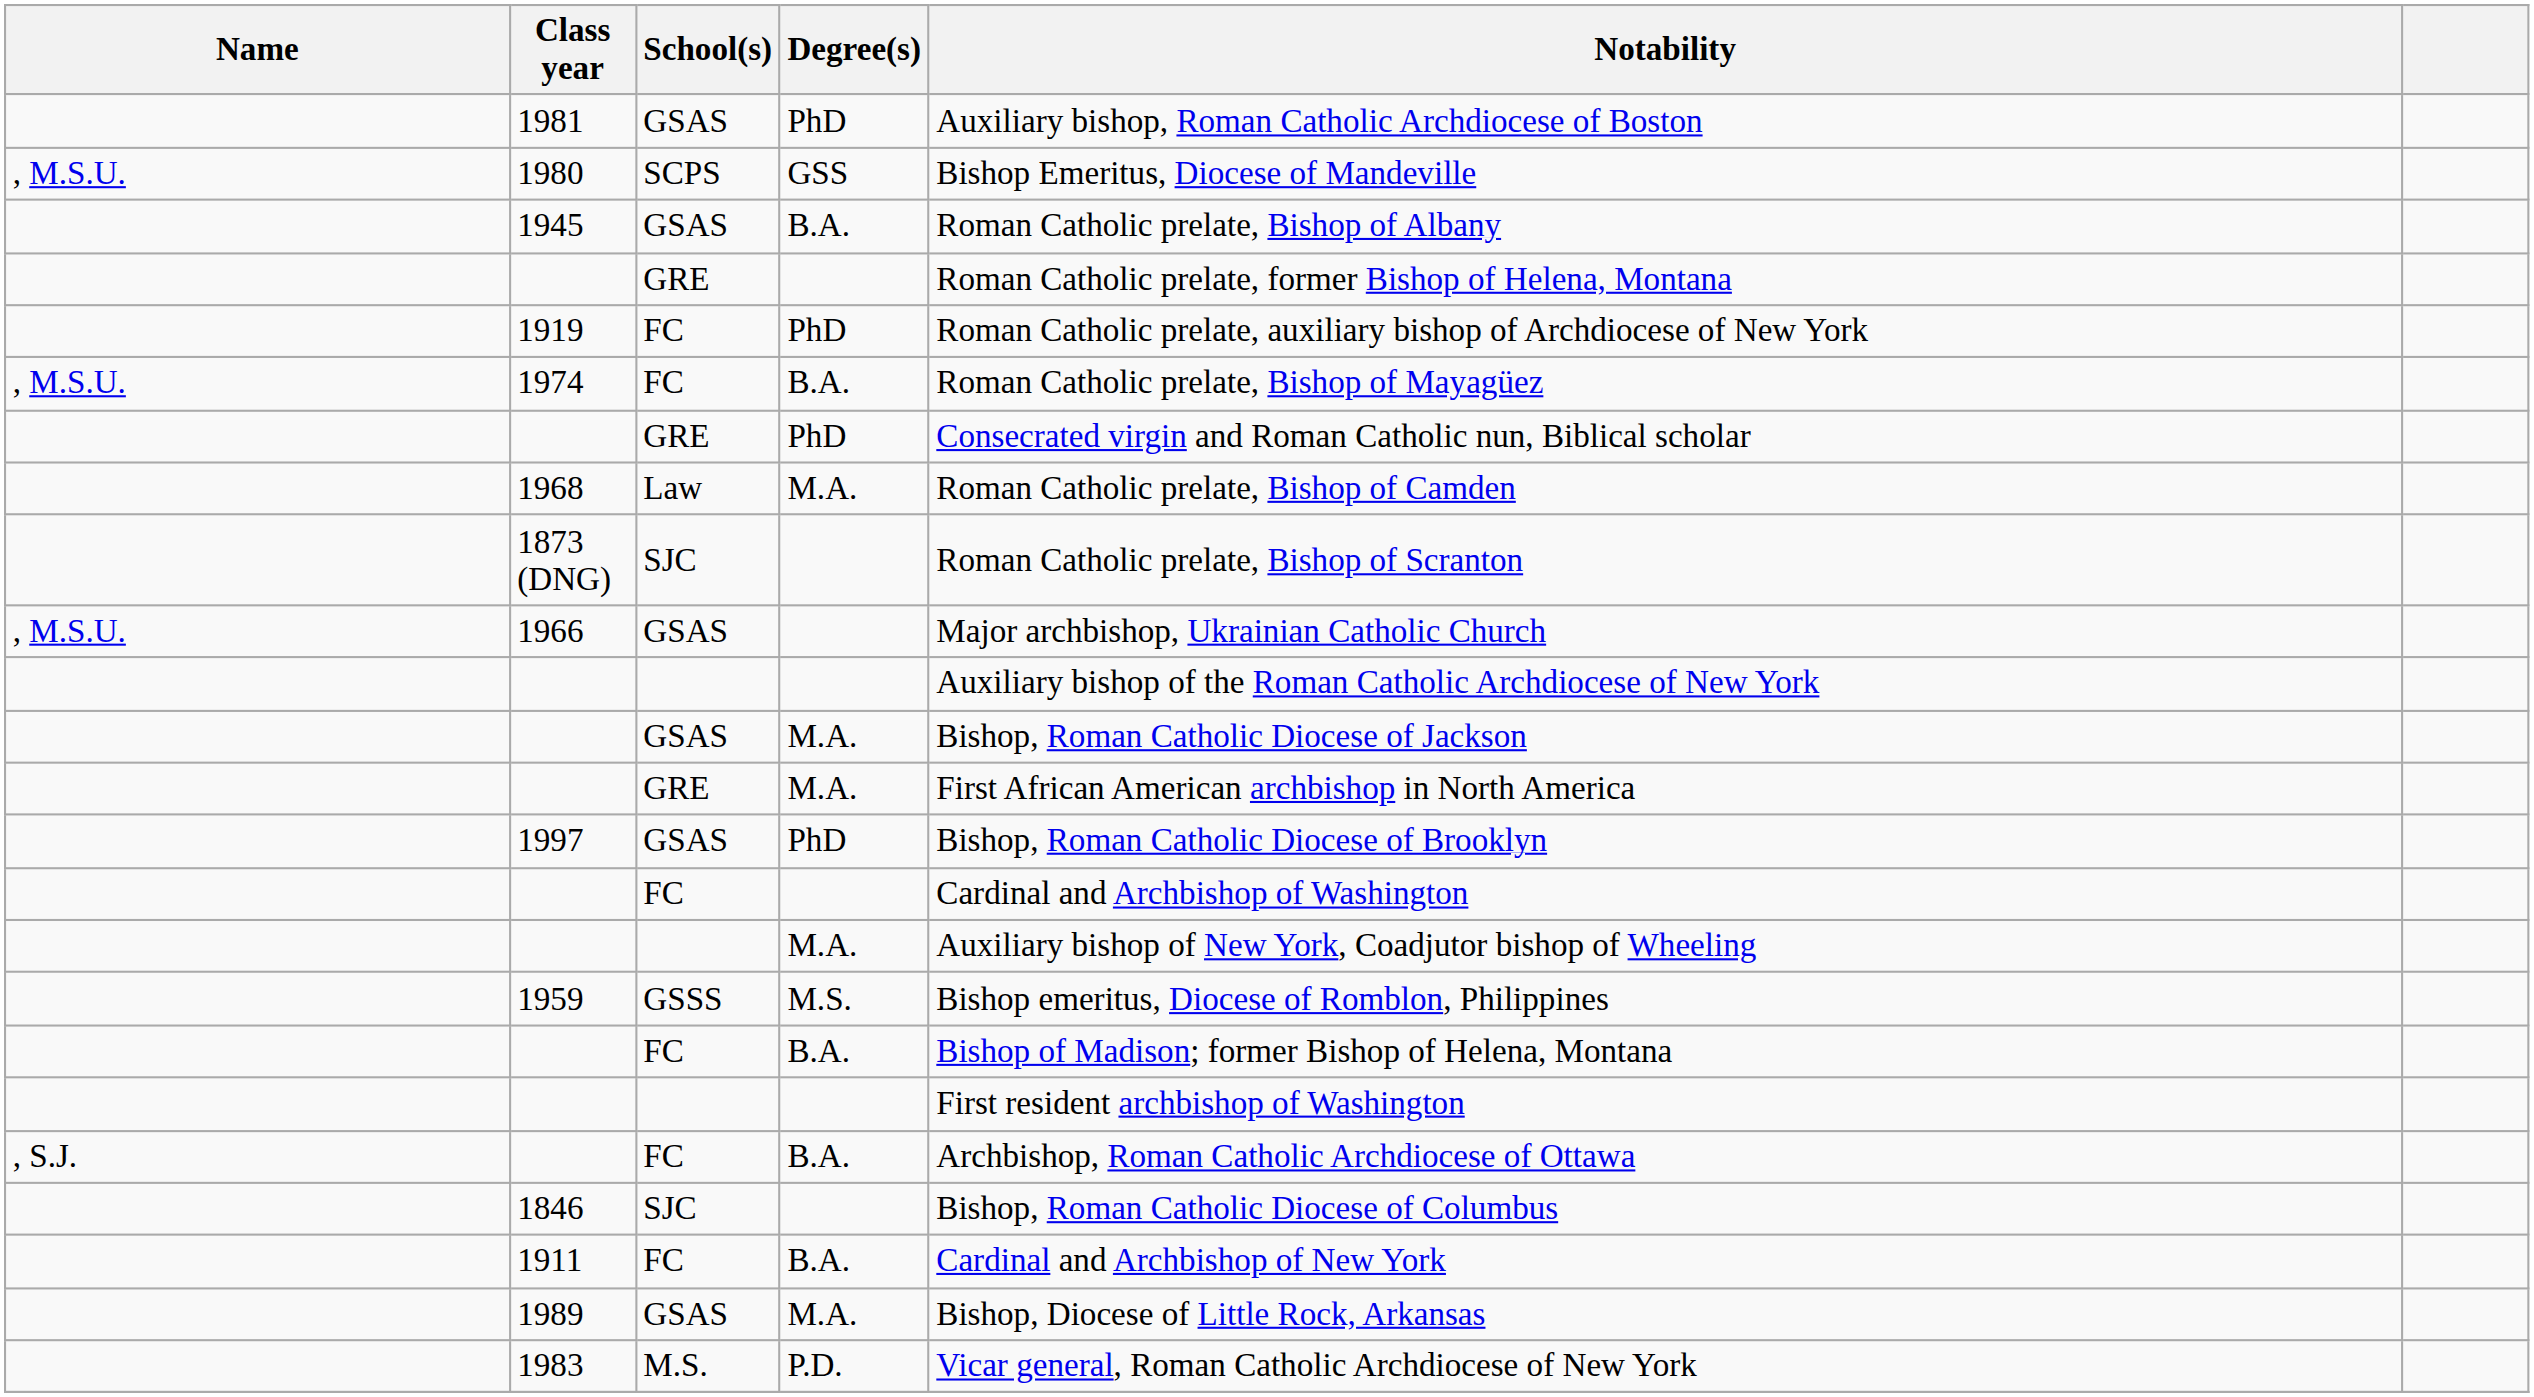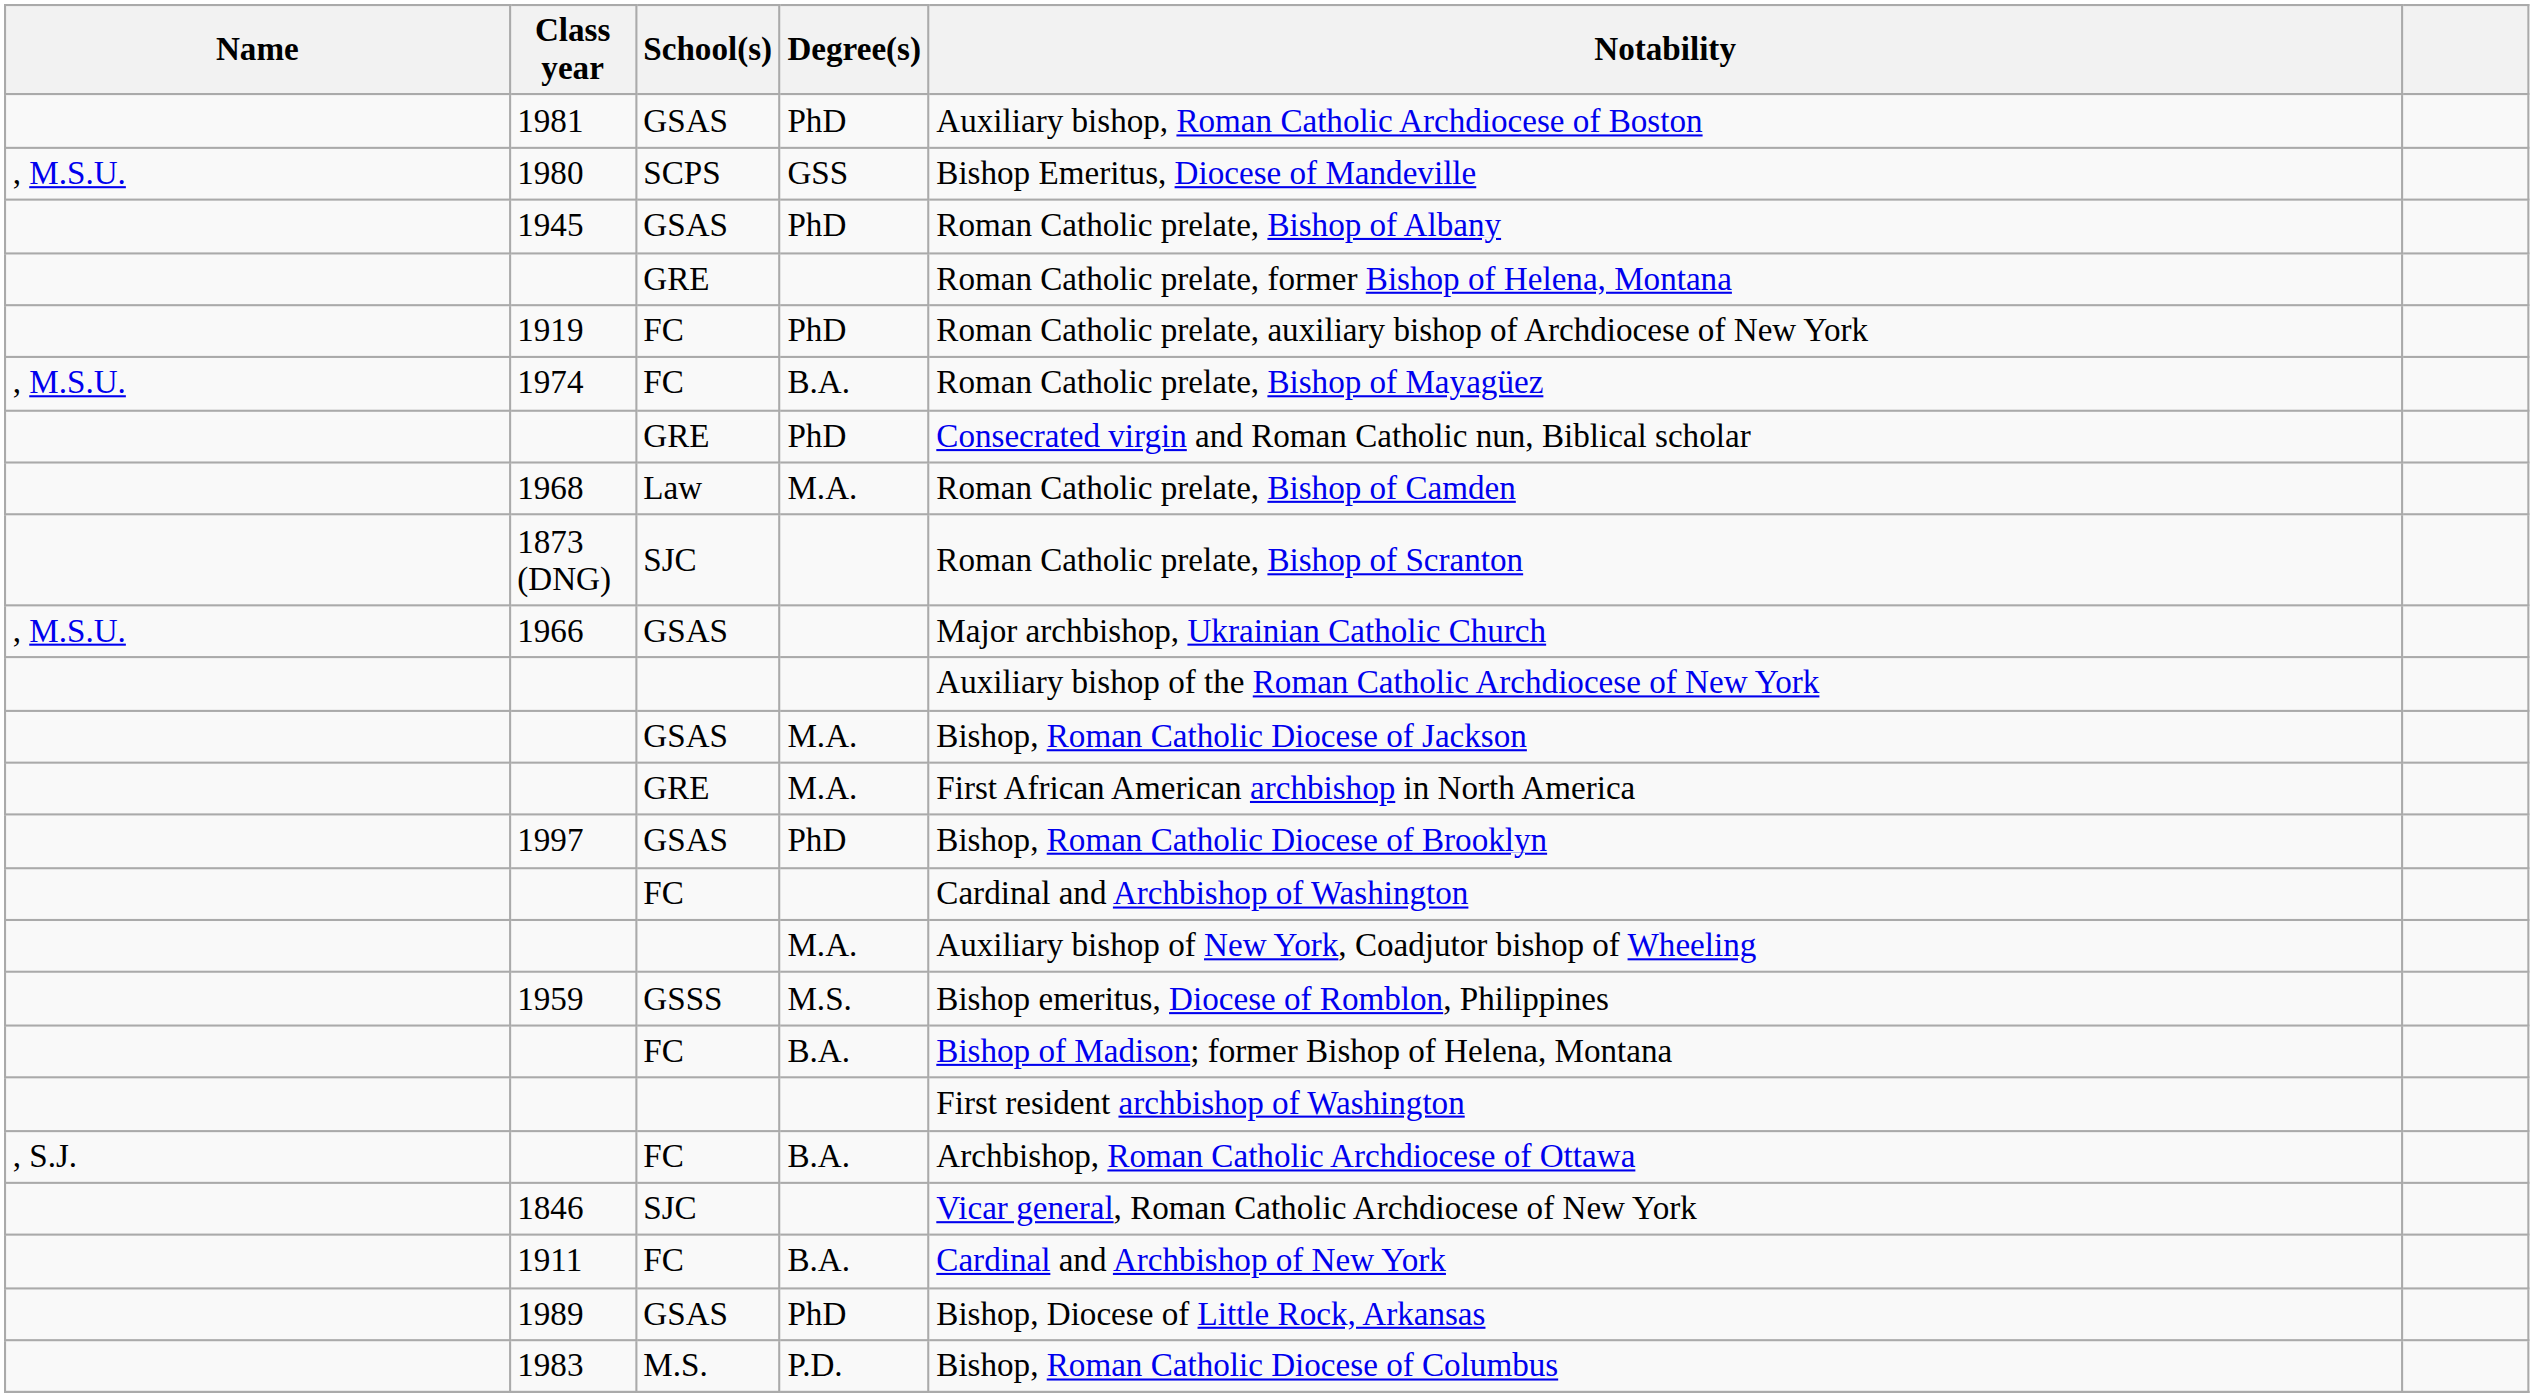(819, 225) B.A. -> (817, 225) PhD
(1247, 1208) Bishop, Roman Catholic Diocese of Columbus -> (1317, 1208) Vicar general, Roman Catholic Archdiocese of New York
(822, 1313) M.A. -> (817, 1313) PhD
(1317, 1365) Vicar general, Roman Catholic Archdiocese of New York -> (1247, 1365) Bishop, Roman Catholic Diocese of Columbus
